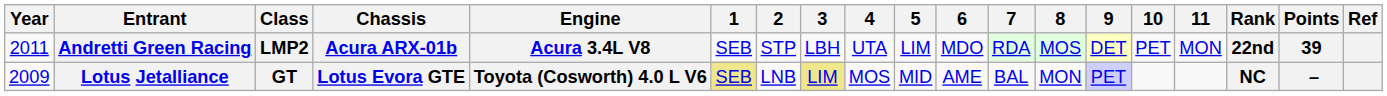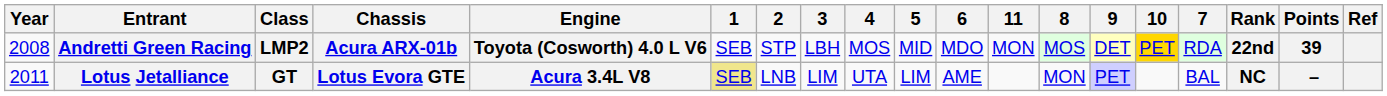columns swapped: (1011, 19) <-> (1201, 19)
(29, 47) 2011 -> (29, 47) 2008
(590, 47) Acura 3.4L V8 -> (590, 47) Toyota (Cosworth) 4.0 L V6
(870, 47) UTA -> (870, 47) MOS
(916, 47) LIM -> (916, 47) MID
(1153, 47) no background -> (1157, 47) gold background
(29, 76) 2009 -> (29, 76) 2011
(590, 76) Toyota (Cosworth) 4.0 L V6 -> (590, 76) Acura 3.4L V8
(822, 76) khaki background -> (822, 76) no background
(870, 76) MOS -> (870, 76) UTA
(916, 76) MID -> (916, 76) LIM
